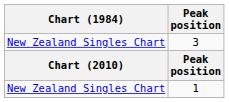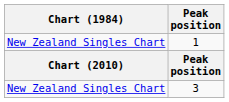rows swapped: (196, 89) <-> (196, 42)
